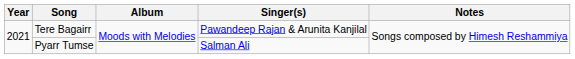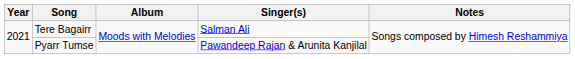(284, 29) Pawandeep Rajan & Arunita Kanjilal -> (225, 29) Salman Ali
(225, 45) Salman Ali -> (284, 45) Pawandeep Rajan & Arunita Kanjilal
